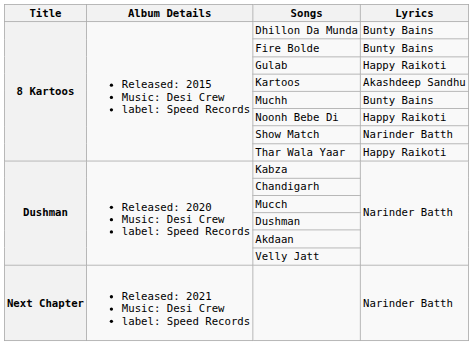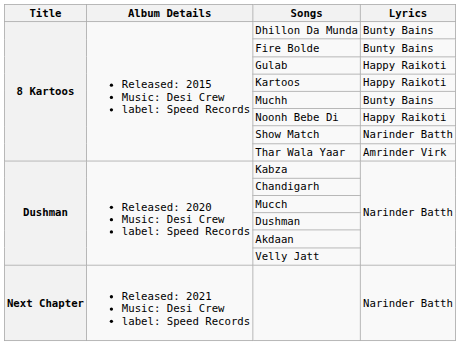(414, 83) Akashdeep Sandhu -> (405, 83) Happy Raikoti
(405, 152) Happy Raikoti -> (405, 152) Amrinder Virk
